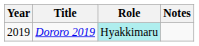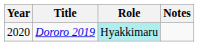(19, 31) 2019 -> (19, 31) 2020
